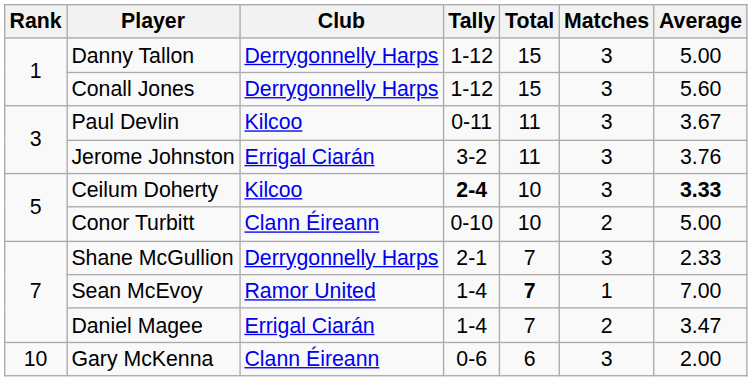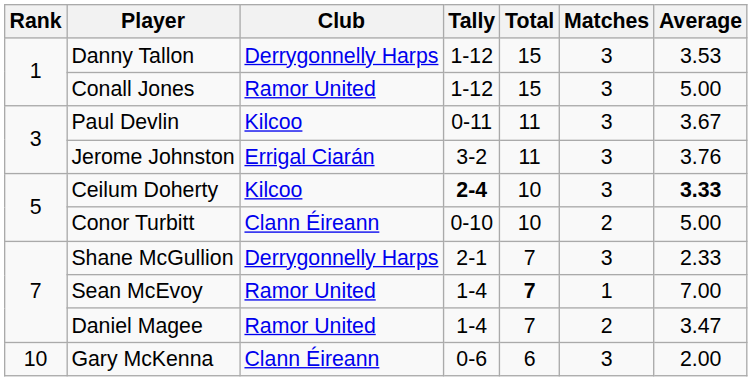(701, 55) 5.00 -> (701, 55) 3.53
(341, 88) Derrygonnelly Harps -> (310, 88) Ramor United
(701, 88) 5.60 -> (701, 88) 5.00
(310, 325) Errigal Ciarán -> (310, 325) Ramor United
